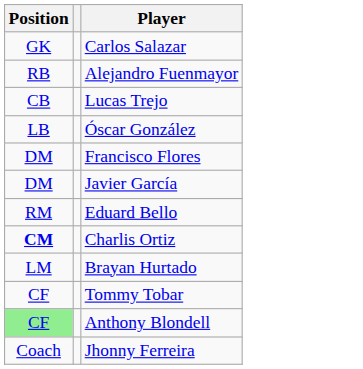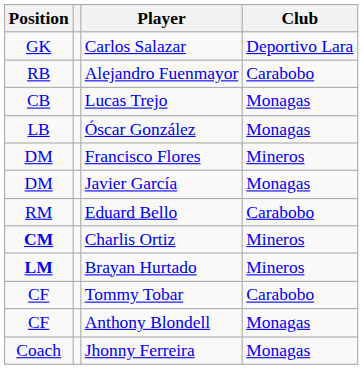+ column: (300, 18)
(39, 267) normal -> (39, 267) bold
(39, 322) lightgreen background -> (39, 322) no background
